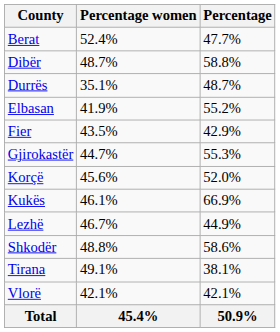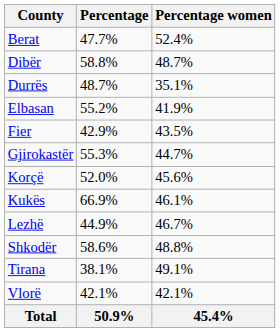columns swapped: (238, 16) <-> (138, 16)
